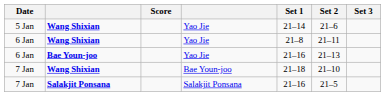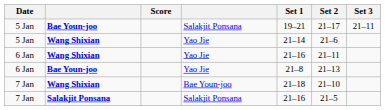+ row: (25, 26)
(294, 41) 21–8 -> (294, 55) 21–16
(294, 55) 21–16 -> (294, 70) 21–8
